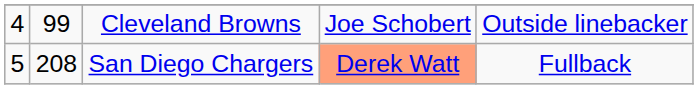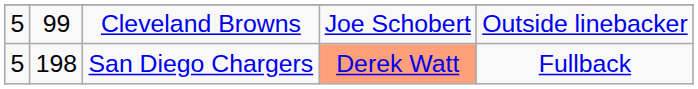(17, 24) 4 -> (17, 24) 5
(56, 63) 208 -> (56, 63) 198
